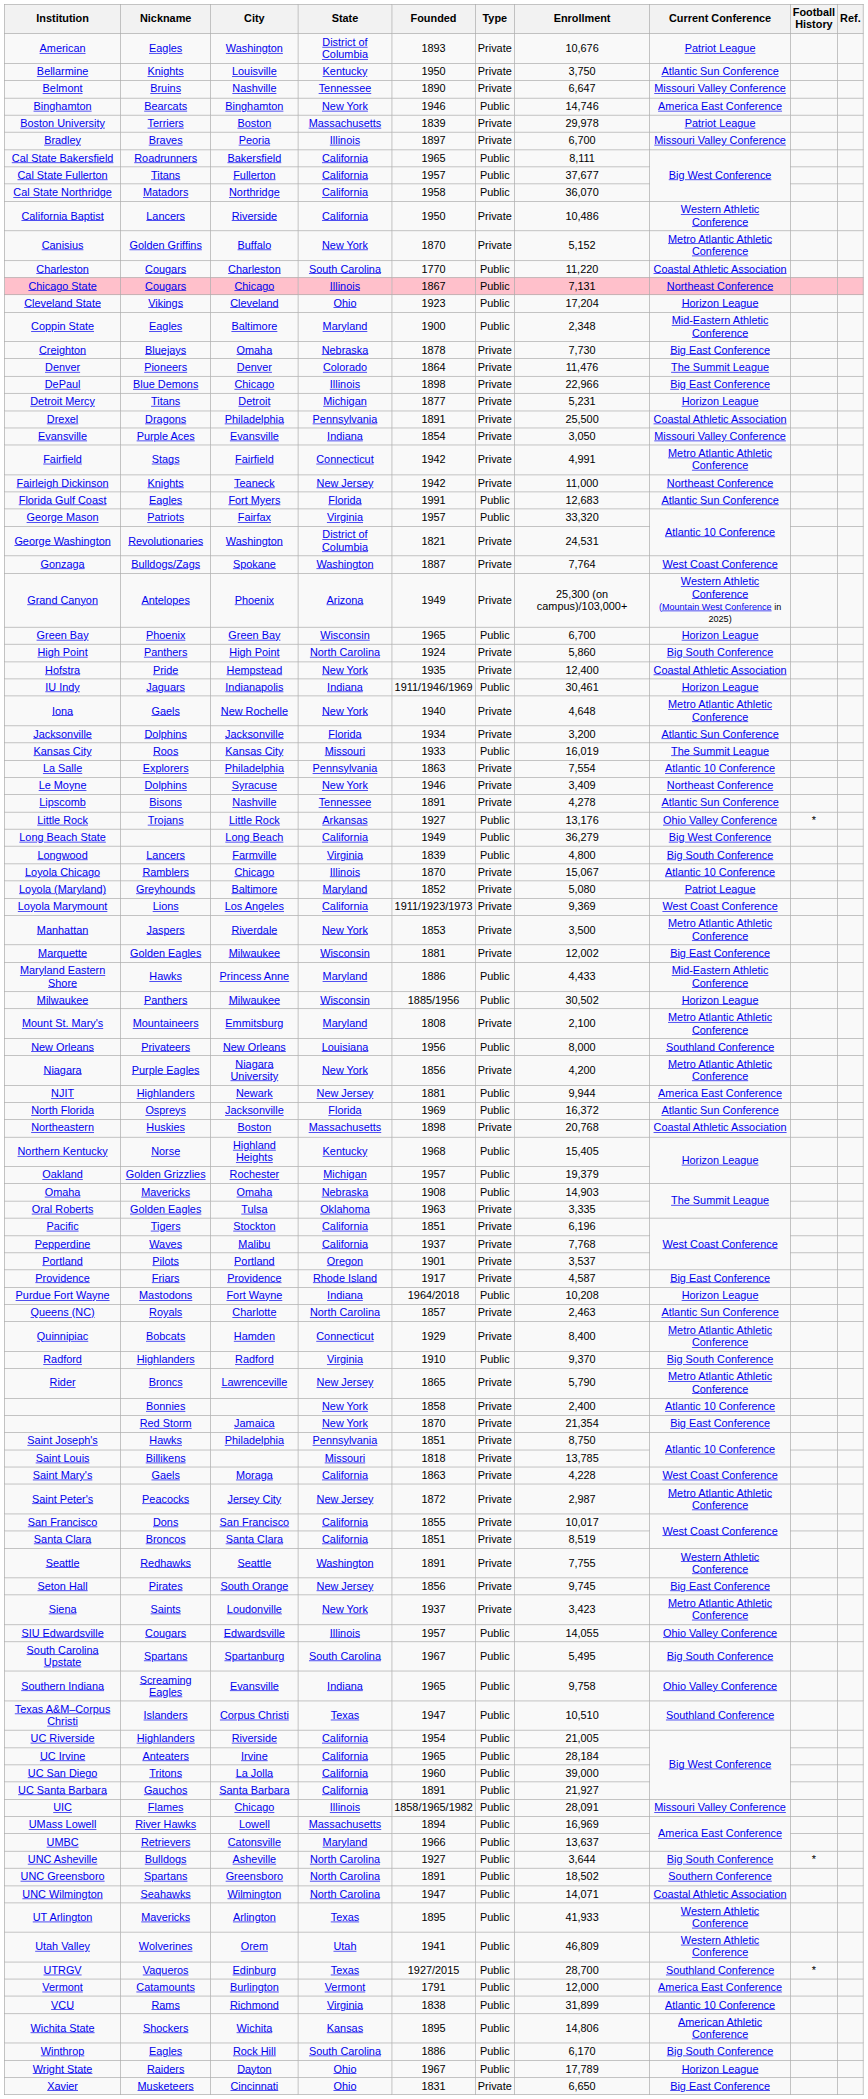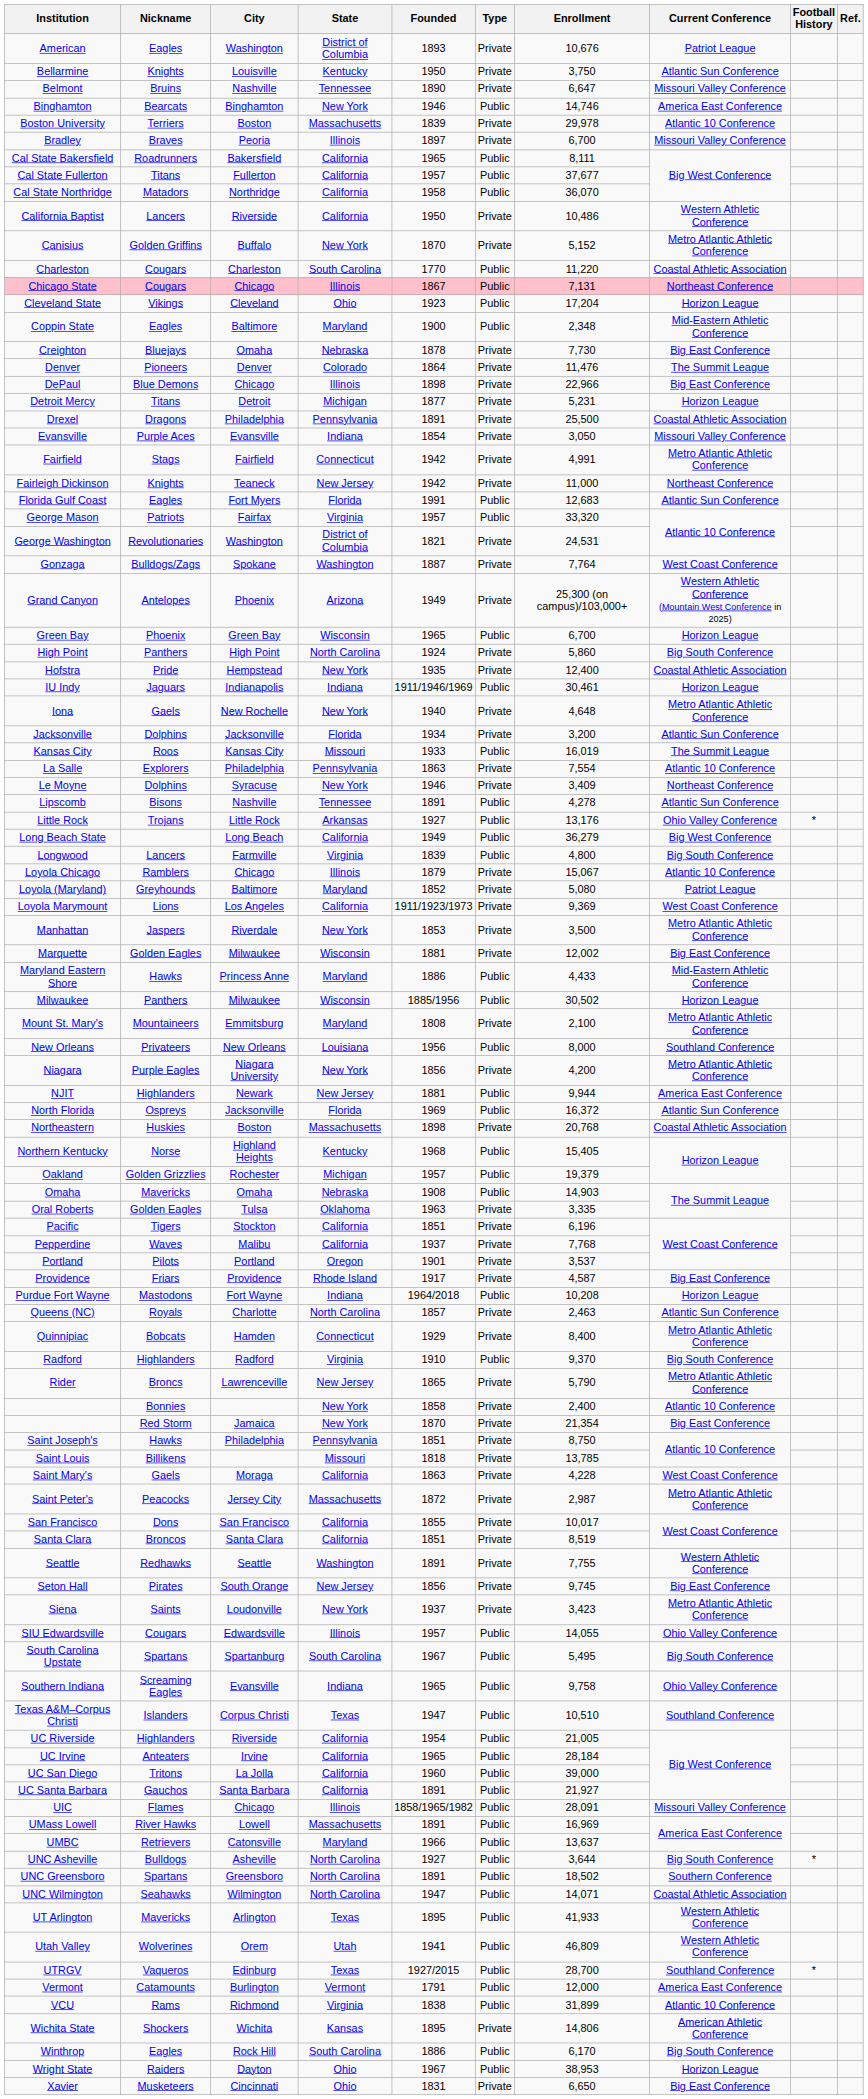(720, 123) Patriot League -> (720, 123) Atlantic 10 Conference
(495, 803) Private -> (495, 803) Public
(434, 872) 1870 -> (434, 872) 1879
(345, 1499) New Jersey -> (345, 1499) Massachusetts
(434, 1825) 1894 -> (434, 1825) 1891
(495, 2028) Public -> (495, 2028) Private
(582, 2069) 17,789 -> (582, 2069) 38,953
